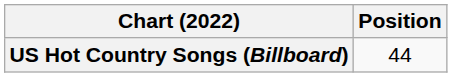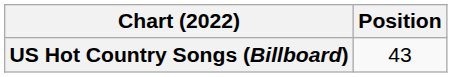(400, 54) 44 -> (400, 54) 43
